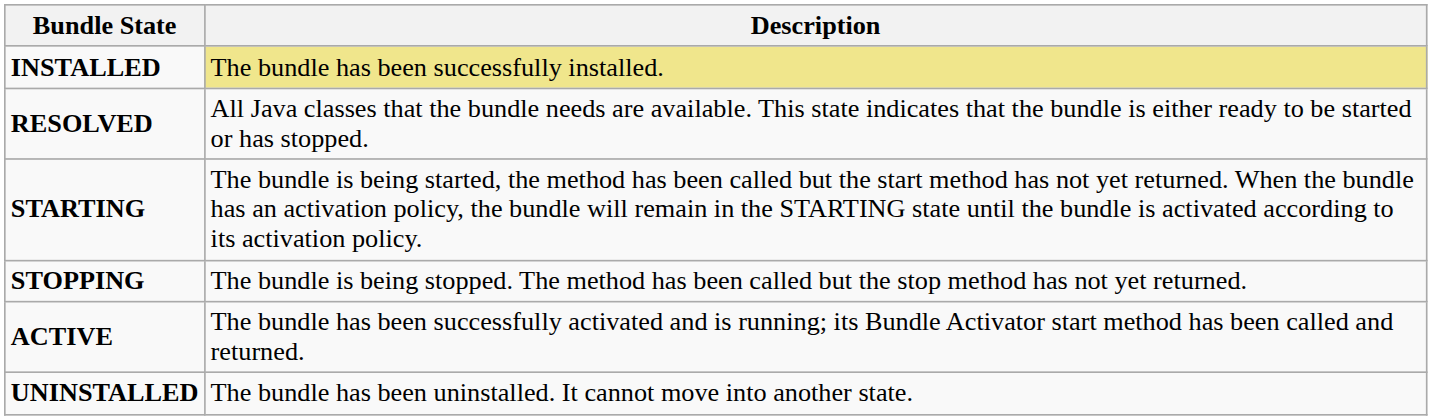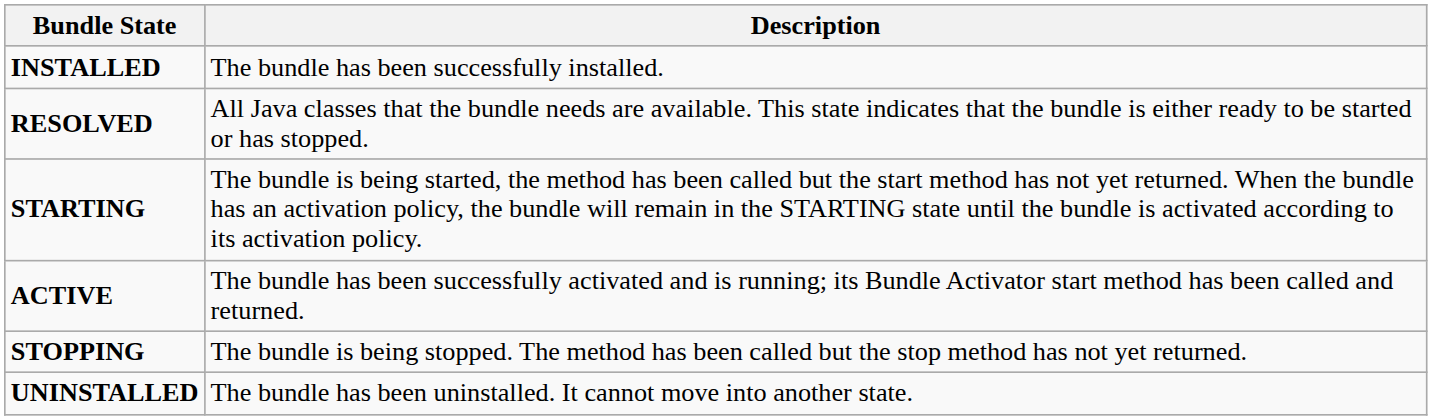(437, 66) khaki background -> (437, 66) no background
rows swapped: (62, 336) <-> (78, 280)
